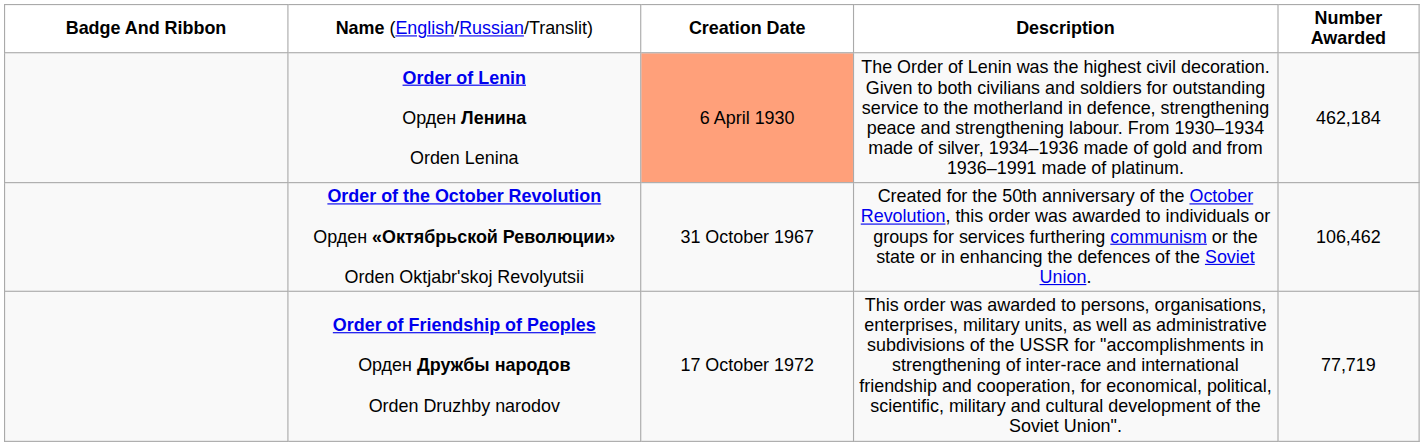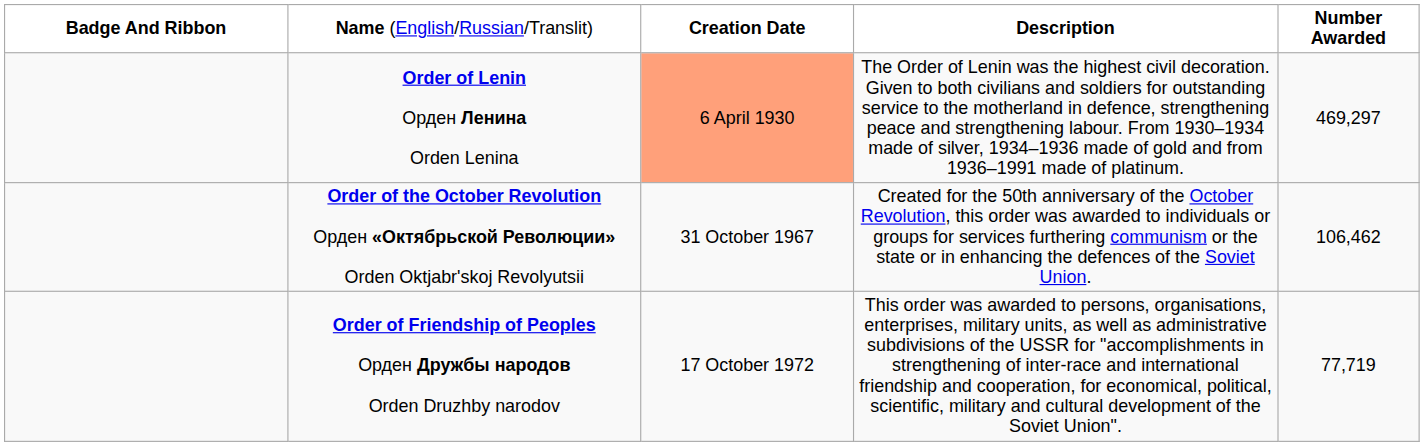(1348, 117) 462,184 -> (1348, 117) 469,297
